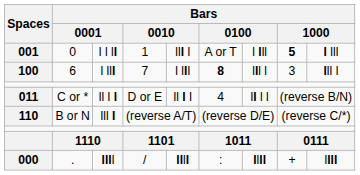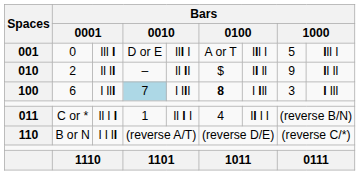(108, 52) l l ll -> (108, 52) lll l
(145, 52) 1 -> (145, 52) D or E
(260, 52) l lll -> (260, 52) lll l
(292, 52) bold -> (292, 52) normal
(331, 52) l lll -> (331, 52) lll l
+ row: (28, 71)
(145, 71) no background -> (145, 91) lightblue background
(260, 71) lll l -> (260, 91) l lll
(331, 71) lll l -> (331, 91) l lll
(145, 96) D or E -> (145, 116) 1
(108, 116) lll l -> (108, 135) l l ll
- row: (28, 160)
